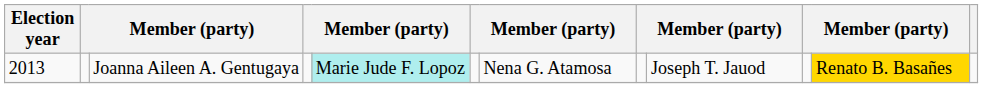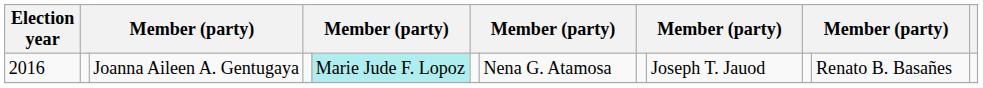(27, 67) 2013 -> (27, 67) 2016
(884, 67) gold background -> (884, 67) no background
